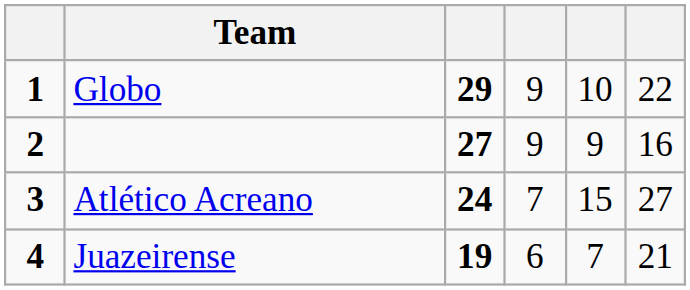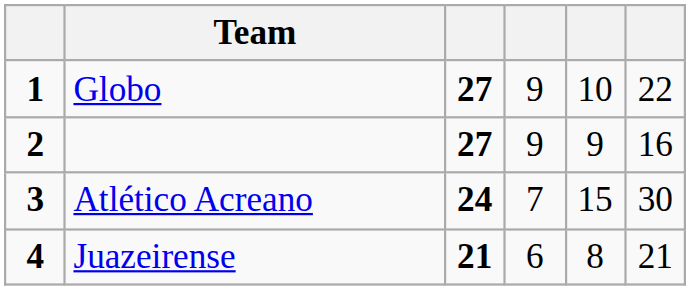(475, 88) 29 -> (475, 88) 27
(655, 199) 27 -> (655, 199) 30
(475, 255) 19 -> (475, 255) 21
(595, 255) 7 -> (595, 255) 8
